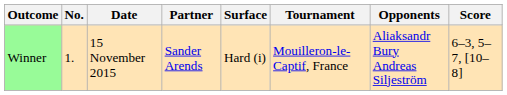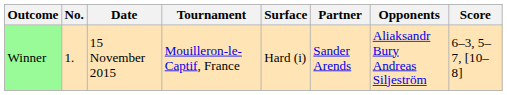columns swapped: (320, 14) <-> (191, 14)
